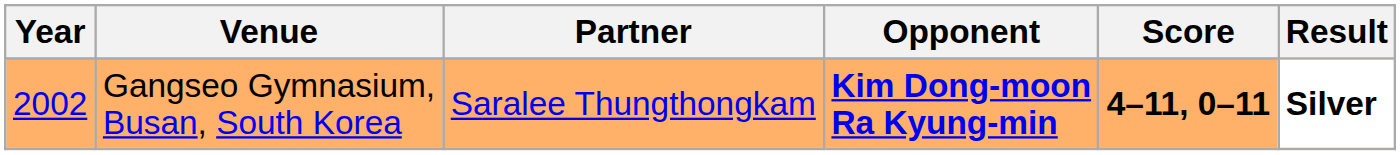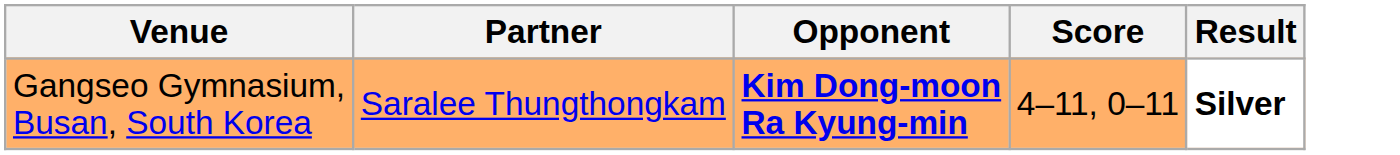- column: (50, 32)
(1188, 103) bold -> (1098, 103) normal
